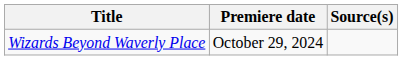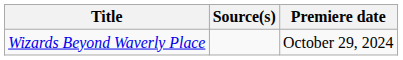columns swapped: (268, 17) <-> (362, 17)
